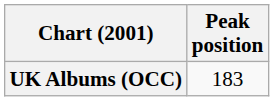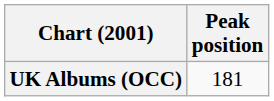(228, 78) 183 -> (228, 78) 181
